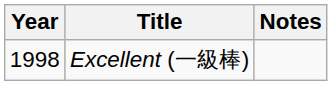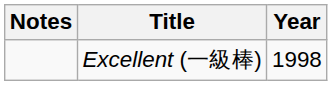columns swapped: (35, 22) <-> (291, 22)
